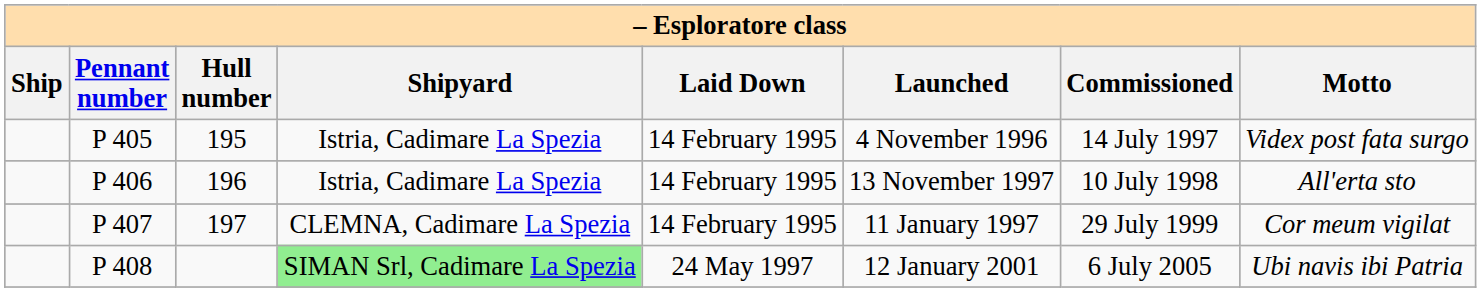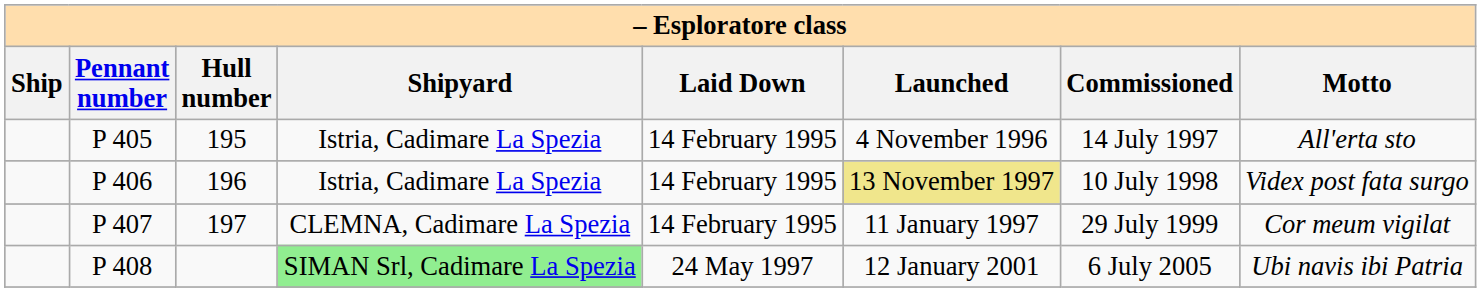(1357, 139) Videx post fata surgo -> (1357, 139) All'erta sto
(952, 181) no background -> (952, 181) khaki background
(1357, 181) All'erta sto -> (1357, 181) Videx post fata surgo
